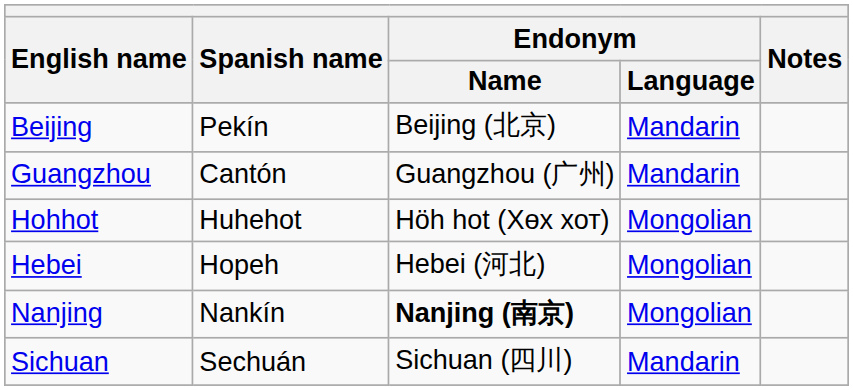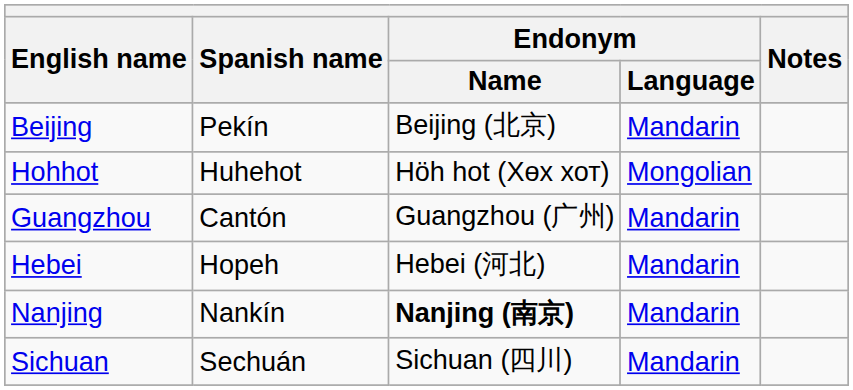rows swapped: (81, 174) <-> (55, 220)
(689, 265) Mongolian -> (683, 265) Mandarin
(689, 313) Mongolian -> (683, 313) Mandarin
